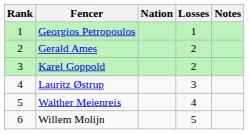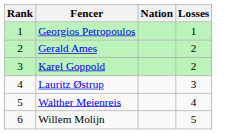- column: (228, 13)
